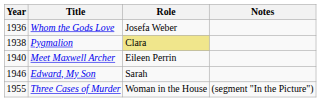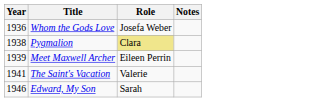(16, 58) 1940 -> (16, 58) 1939
+ row: (70, 74)
- row: (76, 89)
